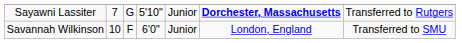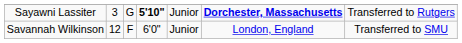(115, 13) 7 -> (115, 13) 3
(151, 13) normal -> (152, 13) bold
(115, 30) 10 -> (115, 30) 12
